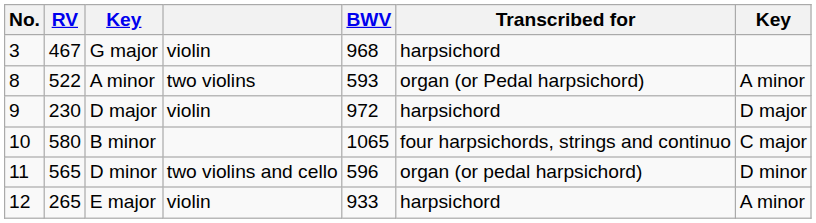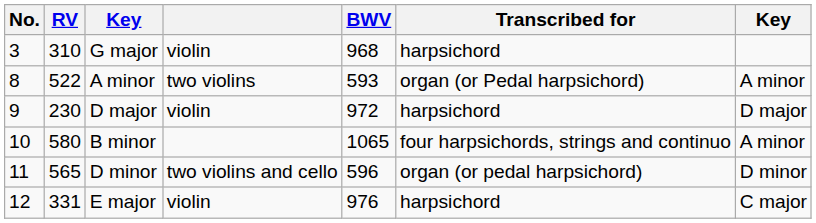(65, 50) 467 -> (65, 50) 310
(773, 141) C major -> (772, 141) A minor
(65, 202) 265 -> (65, 202) 331
(362, 202) 933 -> (362, 202) 976
(772, 202) A minor -> (773, 202) C major
